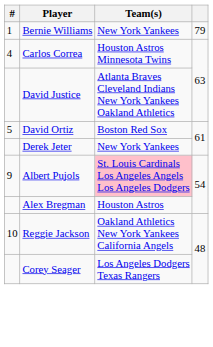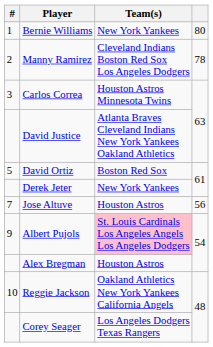(200, 30) 79 -> (200, 30) 80
+ row: (57, 59)
(9, 53) 4 -> (9, 94) 3
+ row: (47, 205)
